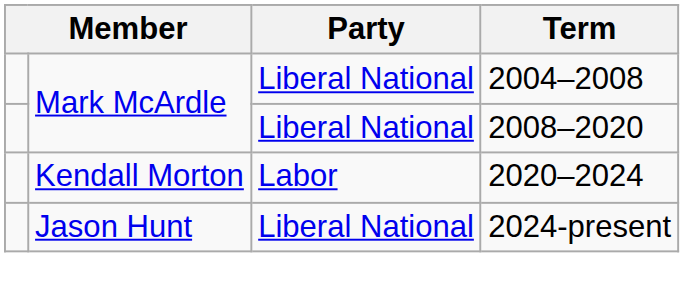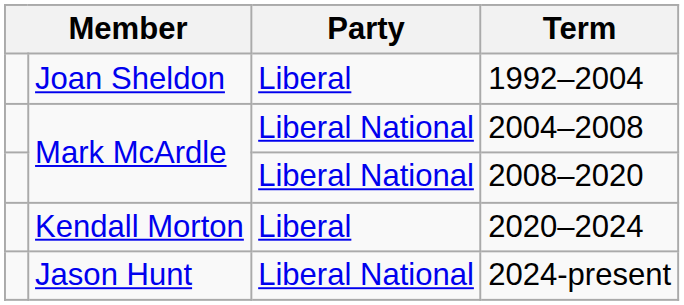+ row: (566, 78)
(298, 176) Labor -> (305, 226) Liberal
